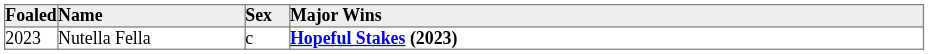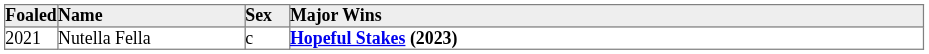(23, 37) 2023 -> (23, 37) 2021
